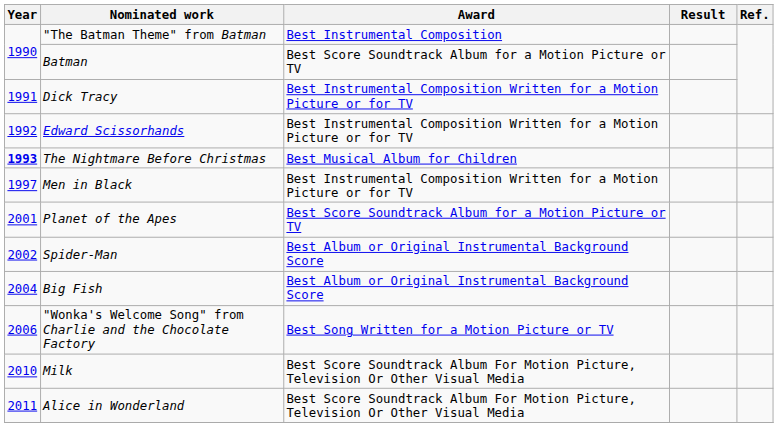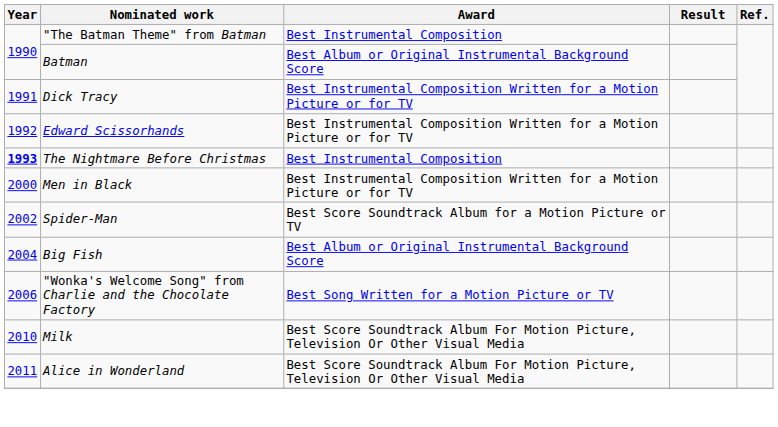(476, 62) Best Score Soundtrack Album for a Motion Picture or TV -> (457, 62) Best Album or Original Instrumental Background Score
(402, 158) Best Musical Album for Children -> (394, 158) Best Instrumental Composition
(22, 185) 1997 -> (22, 185) 2000
- row: (110, 220)
(457, 254) Best Album or Original Instrumental Background Score -> (476, 220) Best Score Soundtrack Album for a Motion Picture or TV
